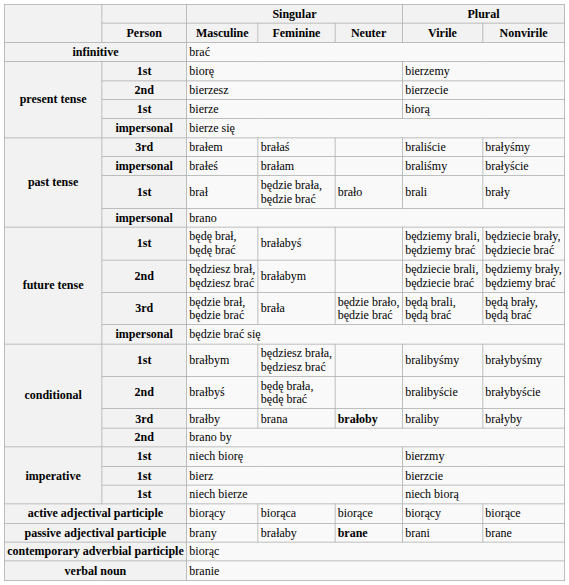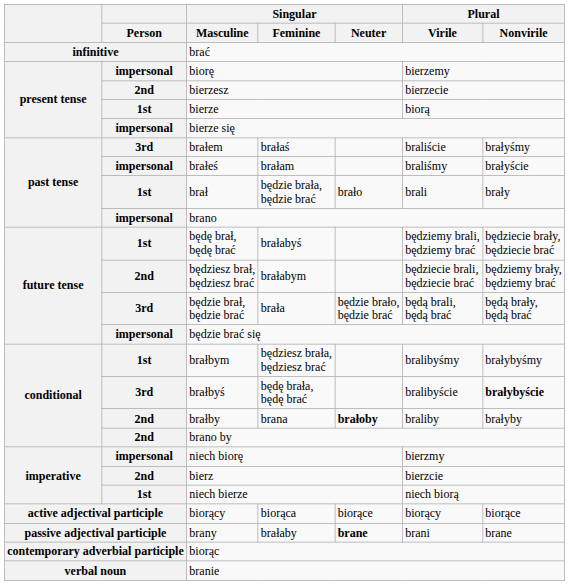(144, 71) 1st -> (144, 71) impersonal
(144, 392) 2nd -> (144, 392) 3rd
(513, 392) normal -> (515, 392) bold
(144, 418) 3rd -> (144, 418) 2nd
(144, 456) 1st -> (144, 456) impersonal
(144, 475) 1st -> (144, 475) 2nd
